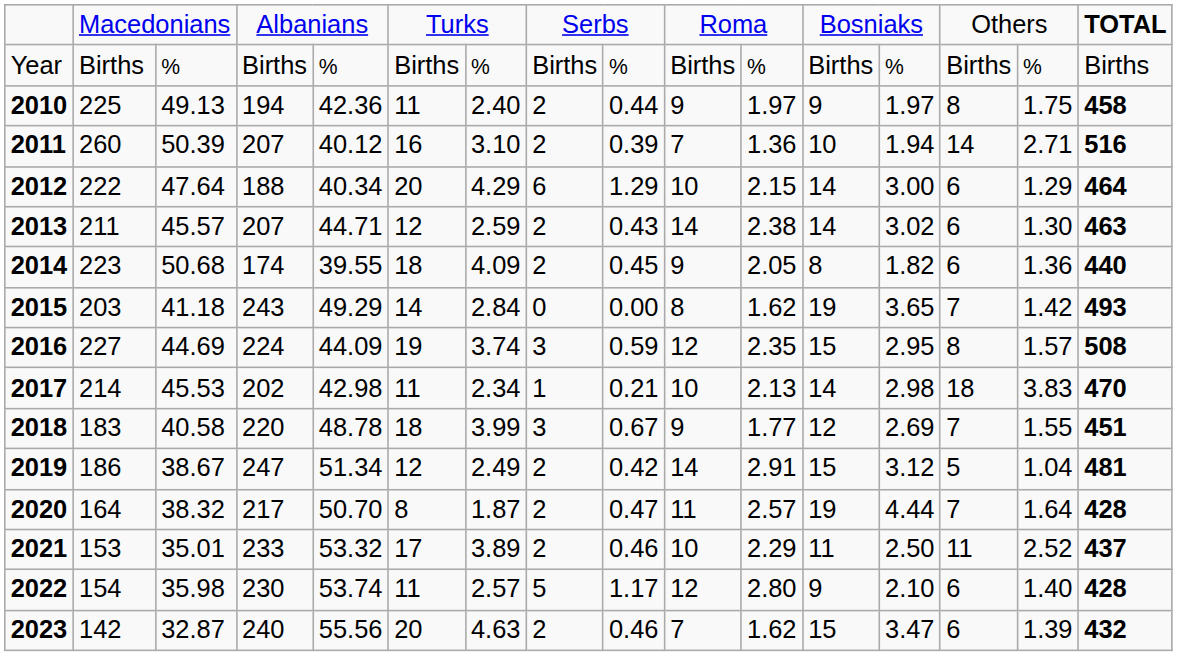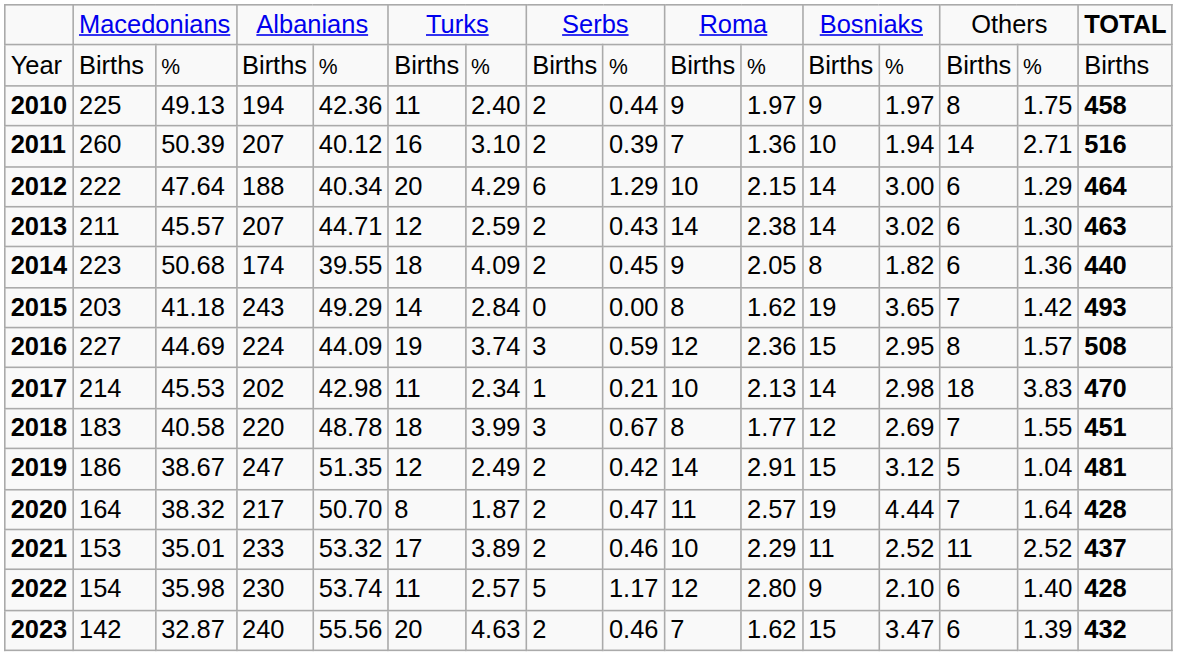(772, 347) 2.35 -> (772, 347) 2.36
(677, 428) 9 -> (677, 428) 8
(351, 468) 51.34 -> (351, 468) 51.35
(910, 549) 2.50 -> (910, 549) 2.52
